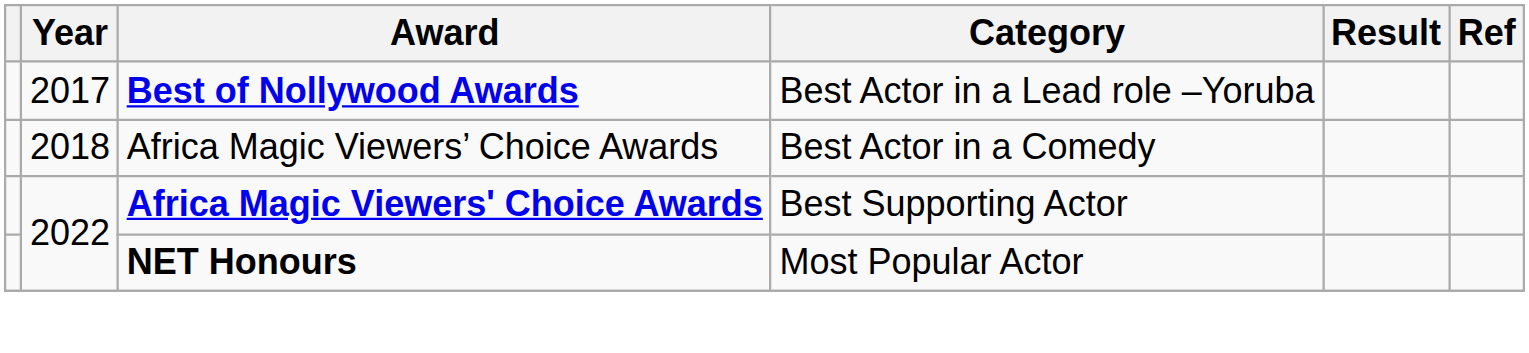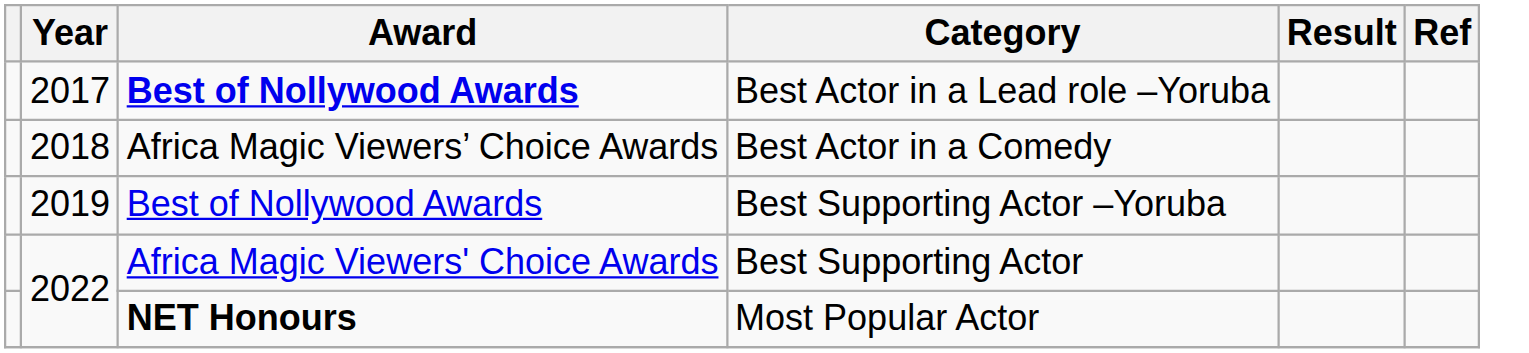+ row: (981, 204)
(445, 204) bold -> (423, 261) normal
